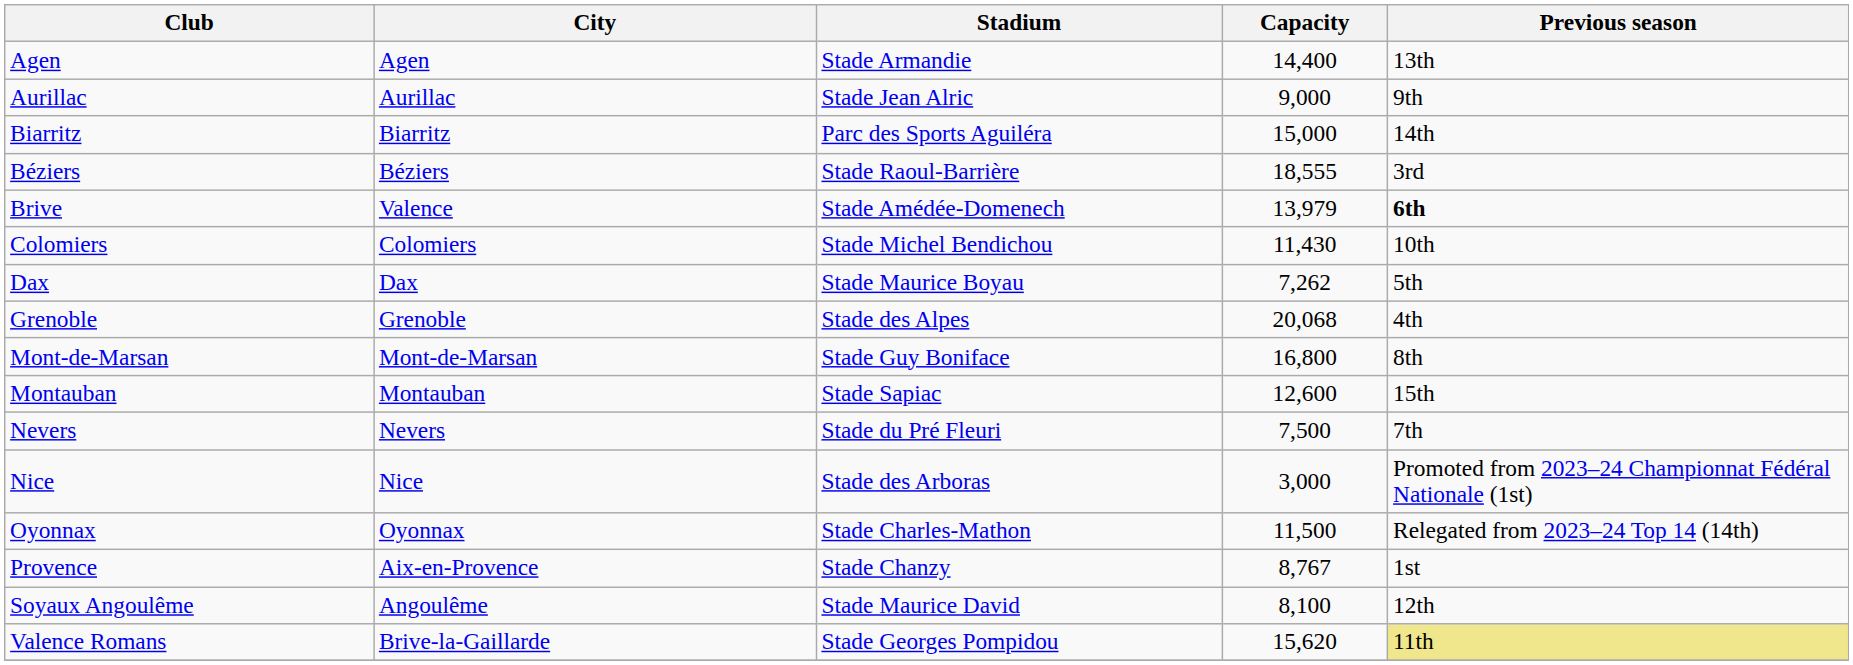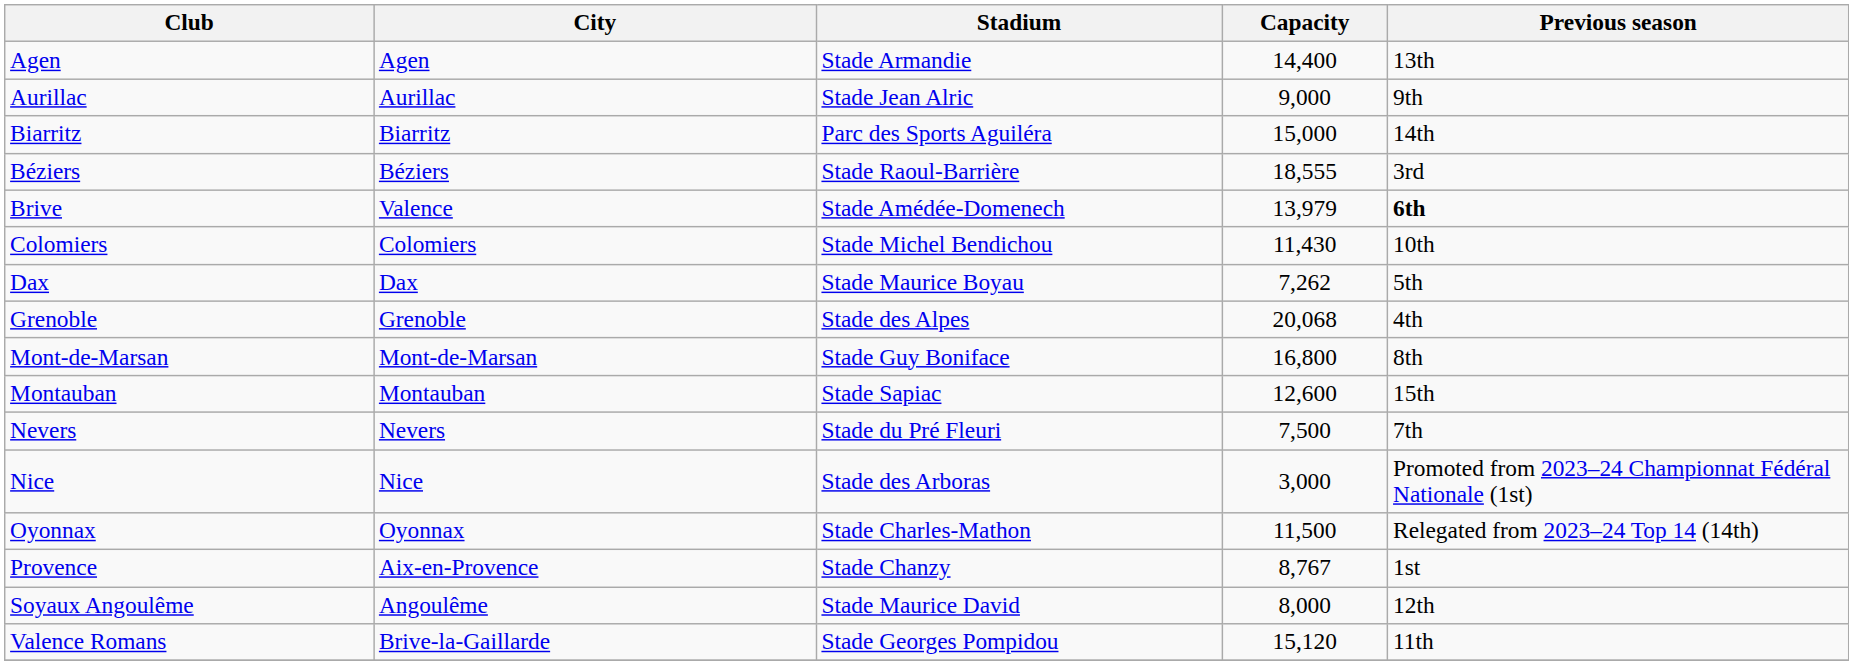(1305, 605) 8,100 -> (1305, 605) 8,000
(1305, 642) 15,620 -> (1305, 642) 15,120
(1413, 642) khaki background -> (1413, 642) no background
